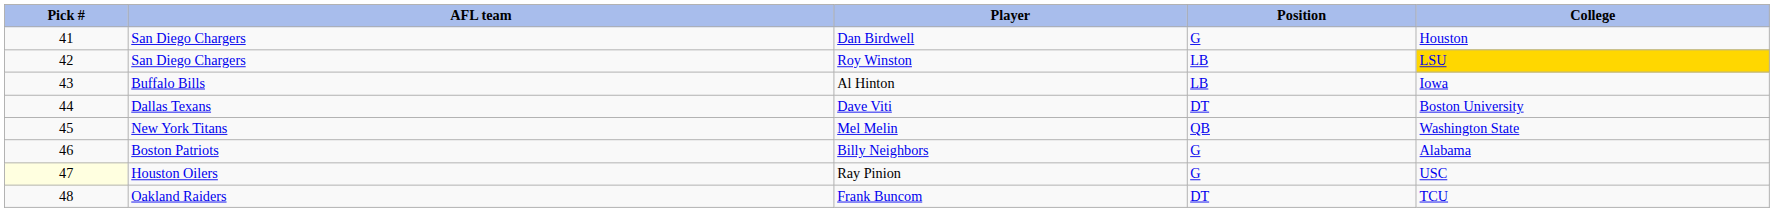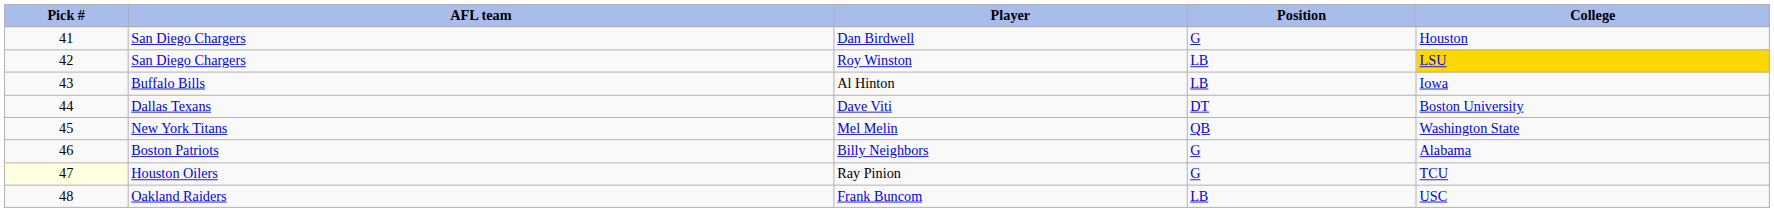(1433, 173) USC -> (1434, 173) TCU
(1200, 196) DT -> (1199, 196) LB
(1434, 196) TCU -> (1433, 196) USC
